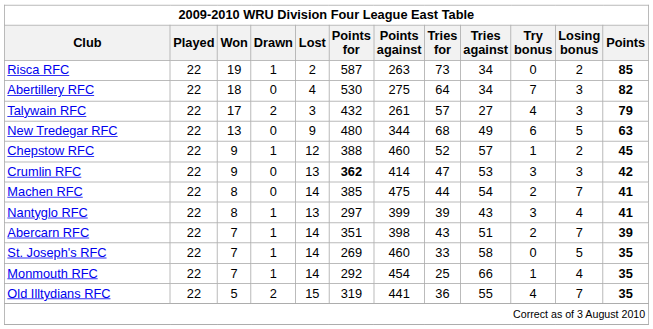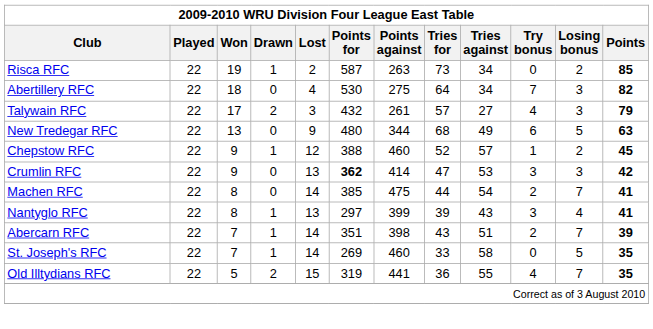- row: (53, 273)
